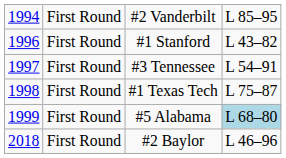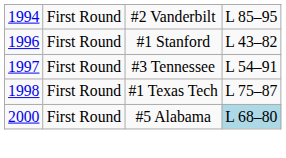(24, 116) 1999 -> (24, 116) 2000
- row: (173, 141)
